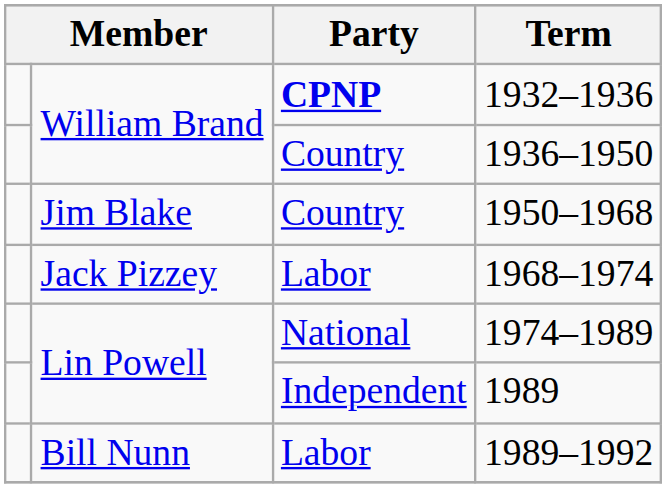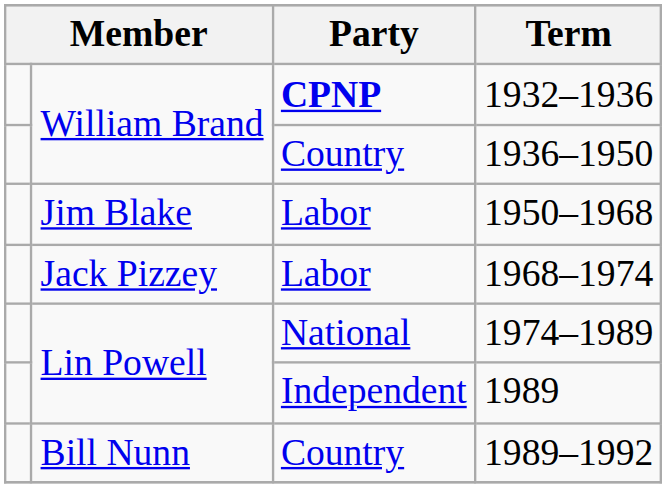(343, 213) Country -> (326, 213) Labor
(326, 451) Labor -> (343, 451) Country
